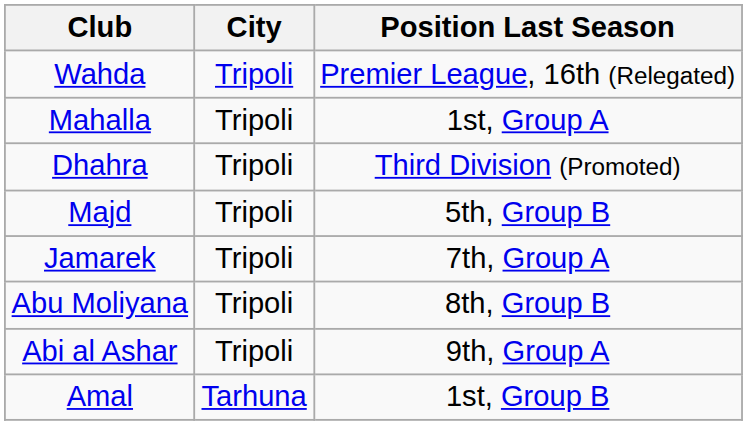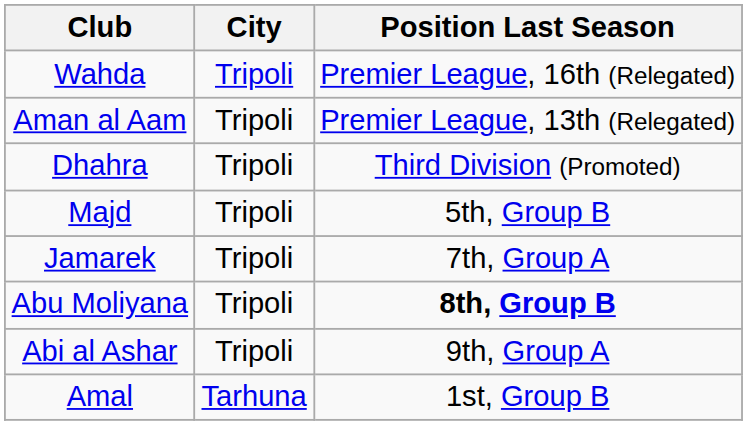+ row: (100, 119)
- row: (100, 119)
(528, 304) normal -> (528, 304) bold
